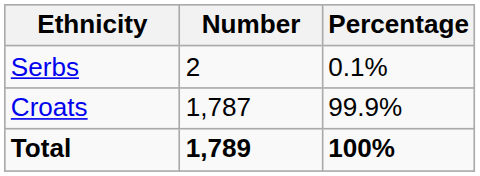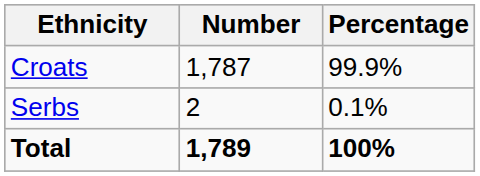rows swapped: (49, 107) <-> (45, 66)
